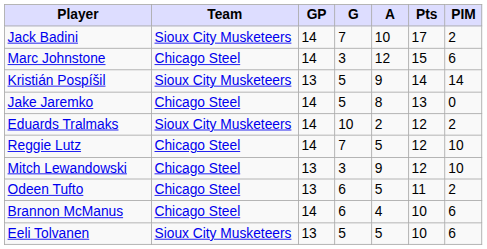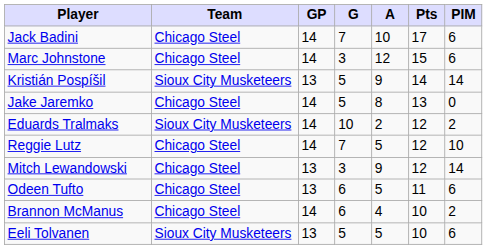(223, 37) Sioux City Musketeers -> (197, 37) Chicago Steel
(452, 37) 2 -> (452, 37) 6
(456, 168) 10 -> (456, 168) 14
(452, 189) 2 -> (452, 189) 6
(452, 211) 6 -> (452, 211) 2
